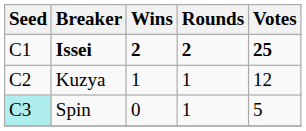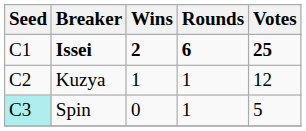(186, 49) 2 -> (186, 49) 6
